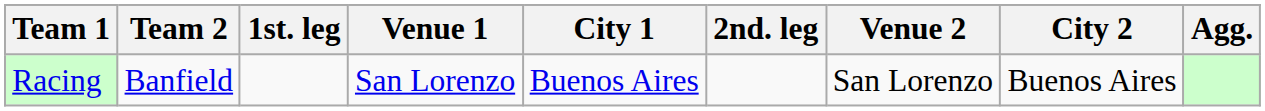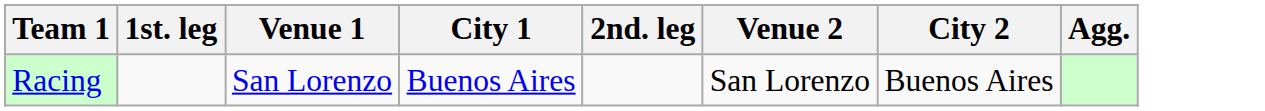- column: (179, 29)
